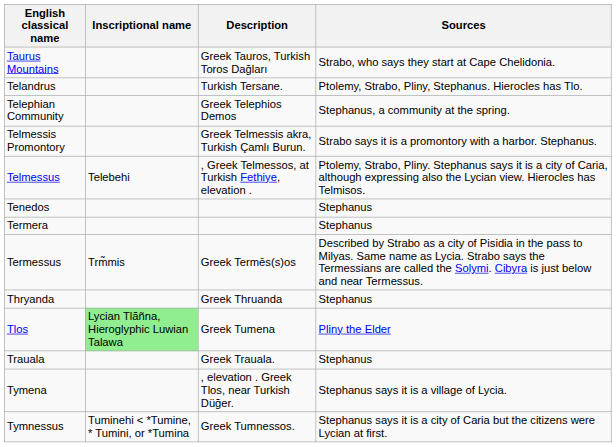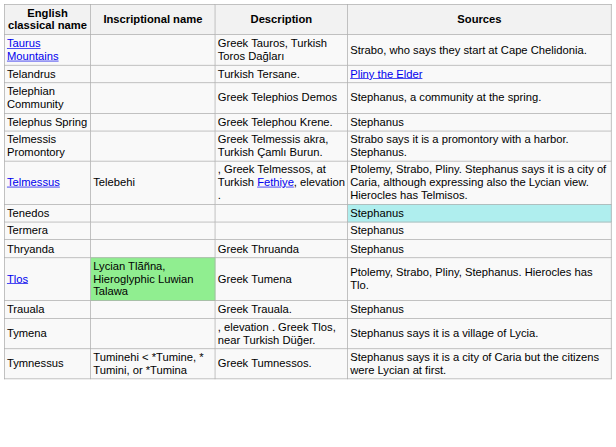(451, 86) Ptolemy, Strabo, Pliny, Stephanus. Hierocles has Tlo. -> (386, 74) Pliny the Elder
+ row: (47, 122)
(345, 208) no background -> (377, 213) paleturquoise background
- row: (34, 262)
(355, 329) Pliny the Elder -> (471, 279) Ptolemy, Strabo, Pliny, Stephanus. Hierocles has Tlo.
